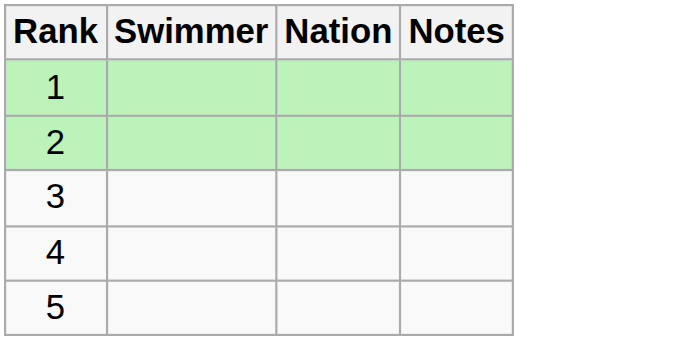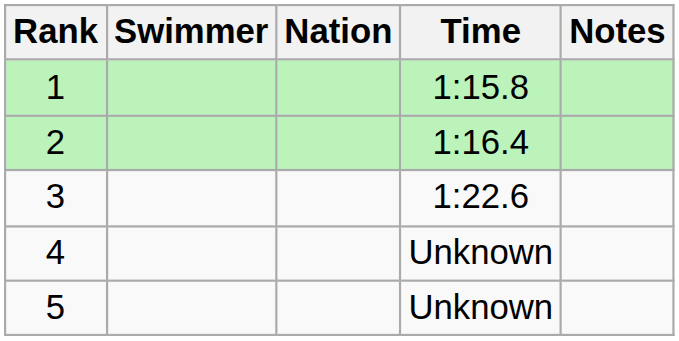+ column: (481, 32)
